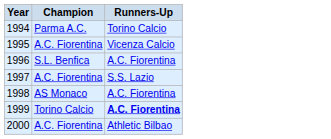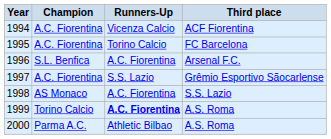+ column: (254, 12)
(60, 28) Parma A.C. -> (68, 28) A.C. Fiorentina
(137, 28) Torino Calcio -> (141, 28) Vicenza Calcio
(141, 45) Vicenza Calcio -> (137, 45) Torino Calcio
(68, 126) A.C. Fiorentina -> (60, 126) Parma A.C.
